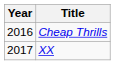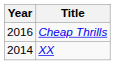(20, 50) 2017 -> (20, 50) 2014
